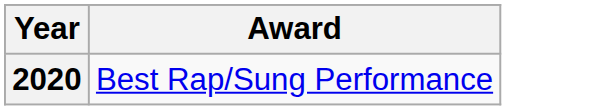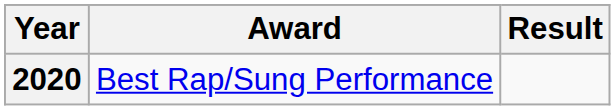+ column: (555, 29)
